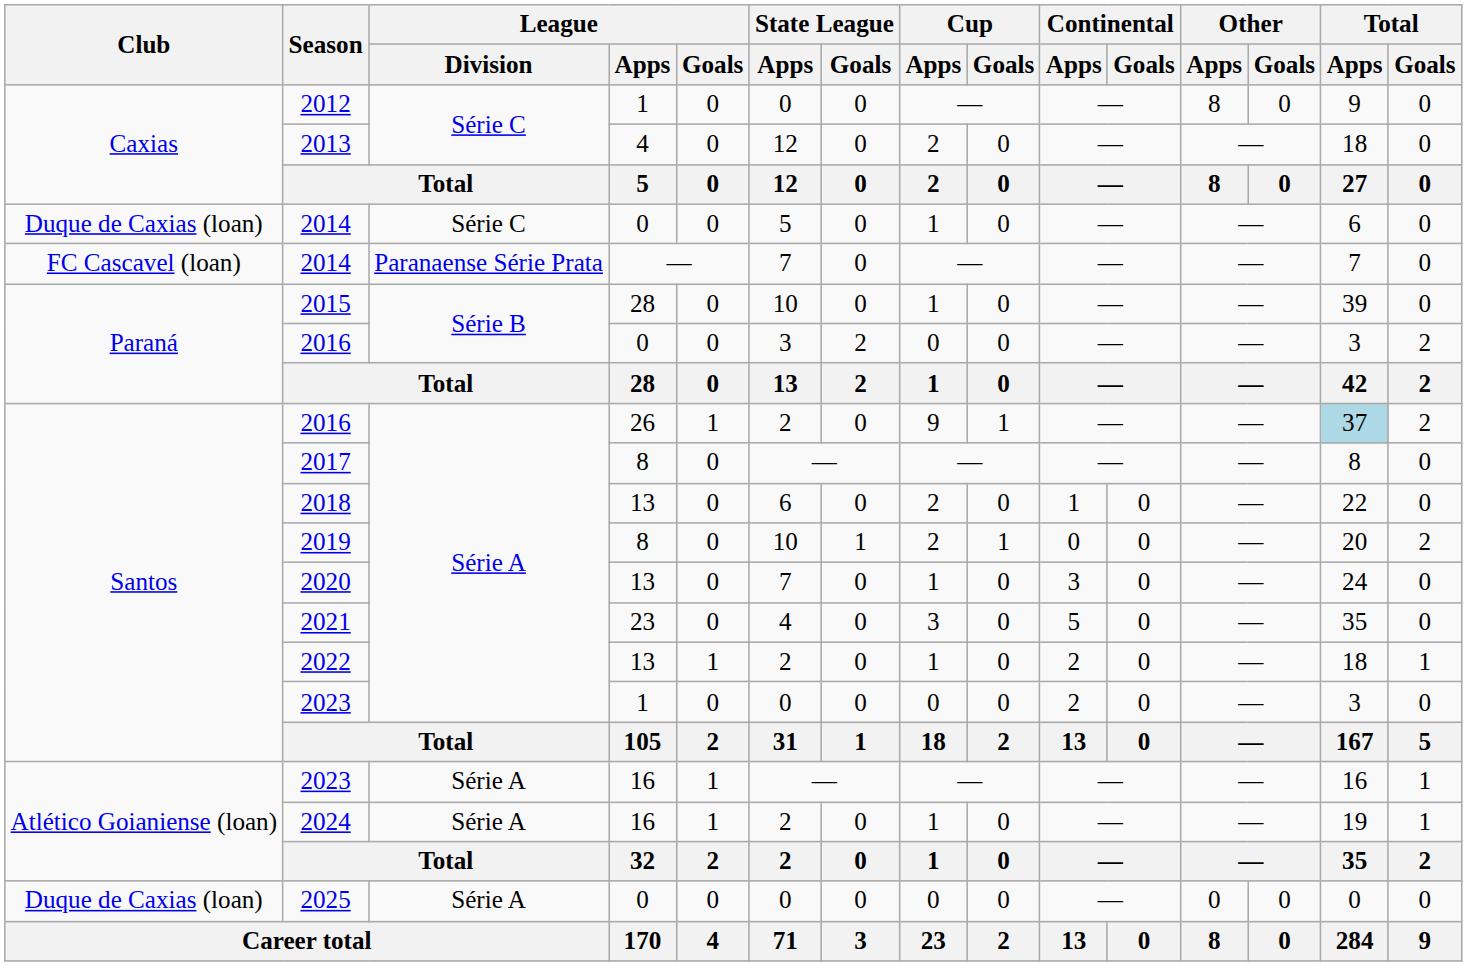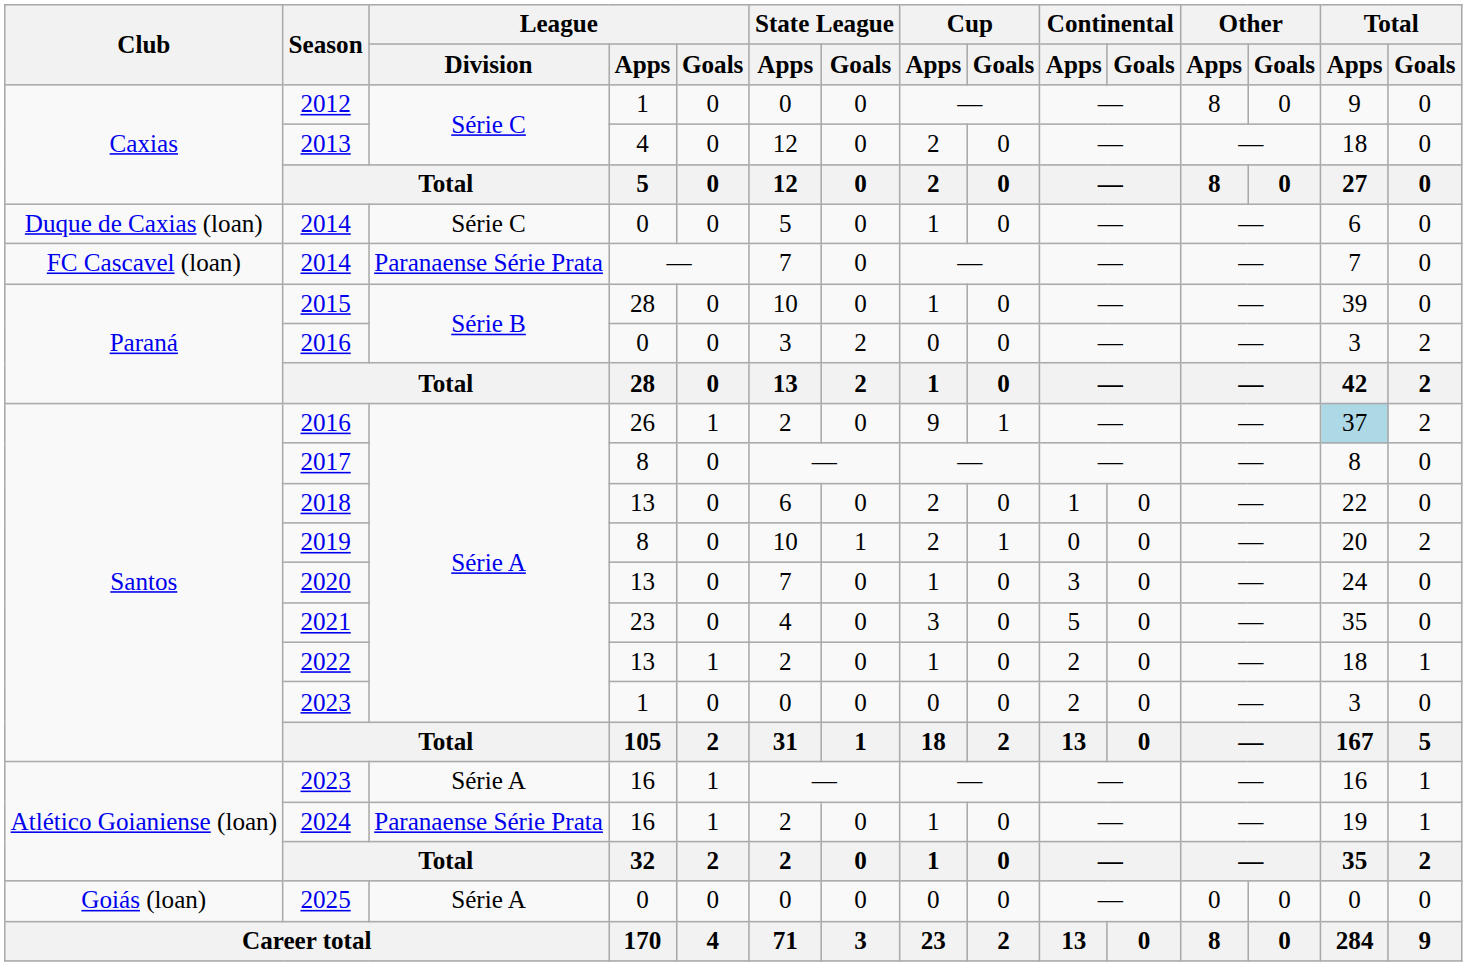(489, 821) Série A -> (489, 821) Paranaense Série Prata
(144, 900) Duque de Caxias (loan) -> (144, 900) Goiás (loan)
